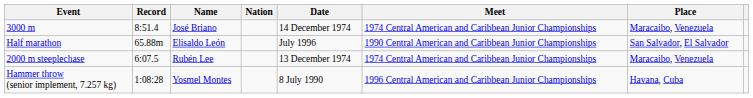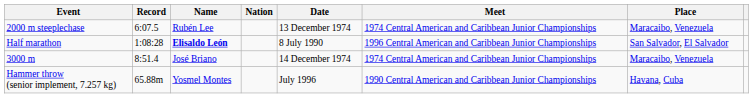rows swapped: (21, 27) <-> (45, 59)
(149, 43) 65.88m -> (149, 43) 1:08:28
(199, 43) normal -> (200, 43) bold
(298, 43) July 1996 -> (301, 43) 8 July 1990
(480, 43) 1990 Central American and Caribbean Junior Championships -> (480, 43) 1996 Central American and Caribbean Junior Championships
(149, 80) 1:08:28 -> (149, 80) 65.88m
(301, 80) 8 July 1990 -> (298, 80) July 1996
(480, 80) 1996 Central American and Caribbean Junior Championships -> (480, 80) 1990 Central American and Caribbean Junior Championships
